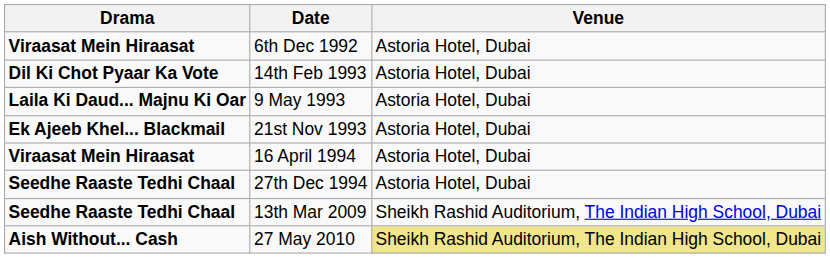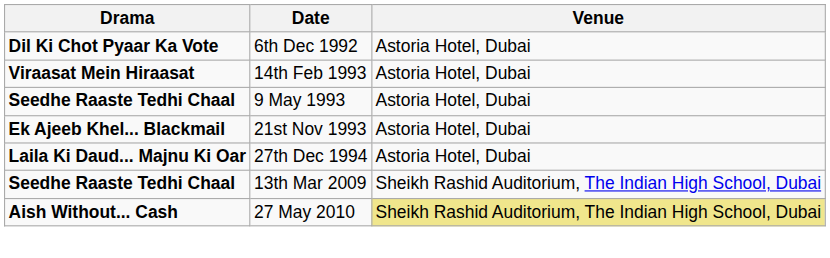(101, 45) Viraasat Mein Hiraasat -> (114, 45) Dil Ki Chot Pyaar Ka Vote
(114, 73) Dil Ki Chot Pyaar Ka Vote -> (101, 73) Viraasat Mein Hiraasat
(127, 101) Laila Ki Daud... Majnu Ki Oar -> (122, 101) Seedhe Raaste Tedhi Chaal
- row: (305, 156)
(122, 184) Seedhe Raaste Tedhi Chaal -> (127, 156) Laila Ki Daud... Majnu Ki Oar
